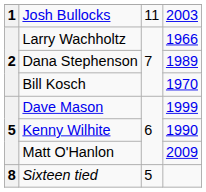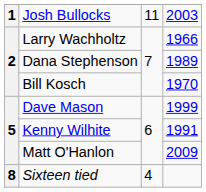(182, 130) 1990 -> (182, 130) 1991
(148, 175) 5 -> (148, 175) 4
